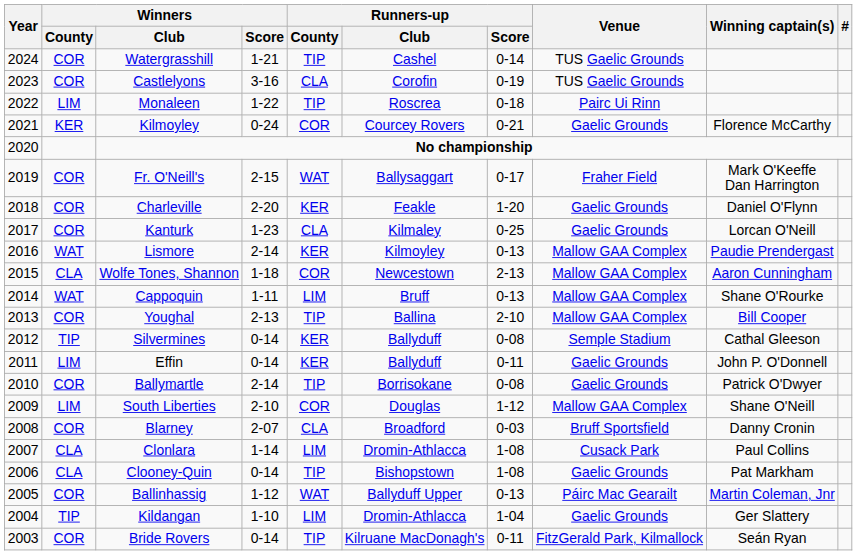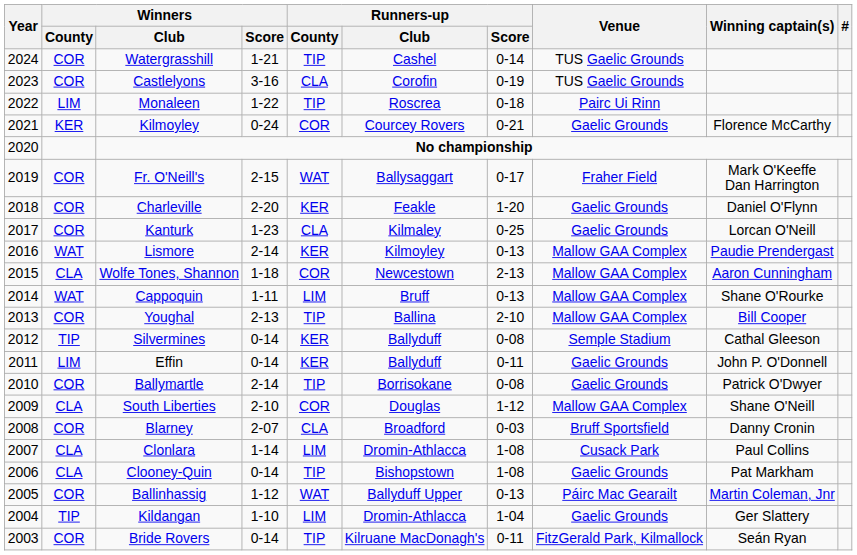(69, 406) LIM -> (69, 406) CLA
